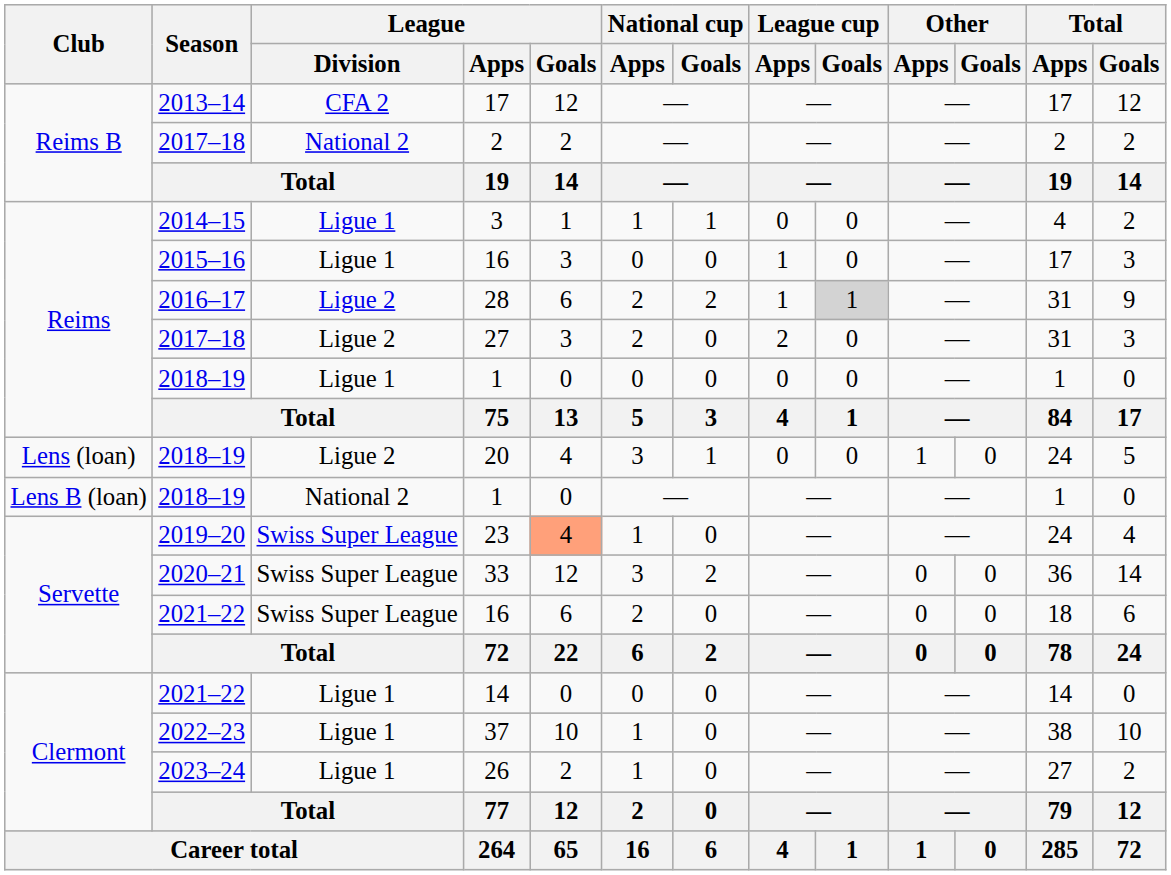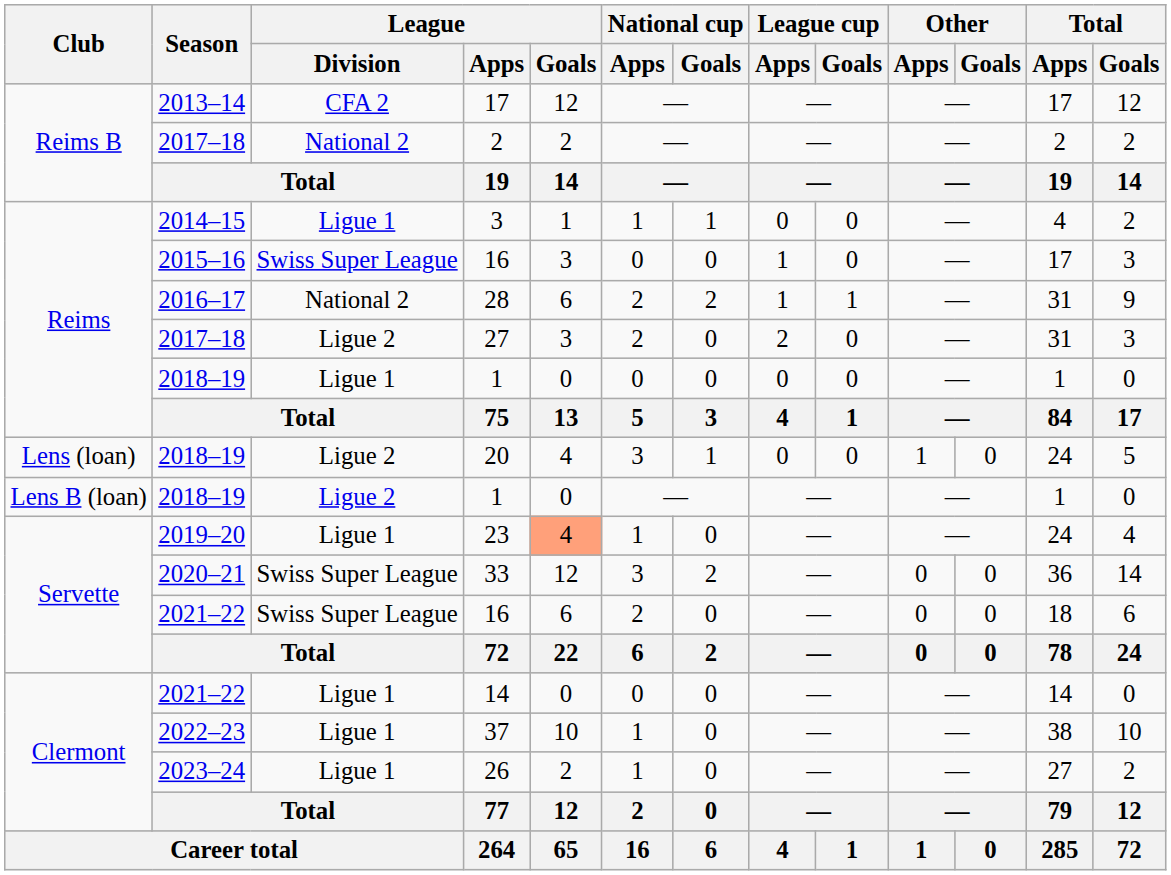(357, 260) Ligue 1 -> (357, 260) Swiss Super League
(357, 299) Ligue 2 -> (357, 299) National 2
(852, 299) lightgrey background -> (852, 299) no background
(357, 496) National 2 -> (357, 496) Ligue 2
(357, 535) Swiss Super League -> (357, 535) Ligue 1
